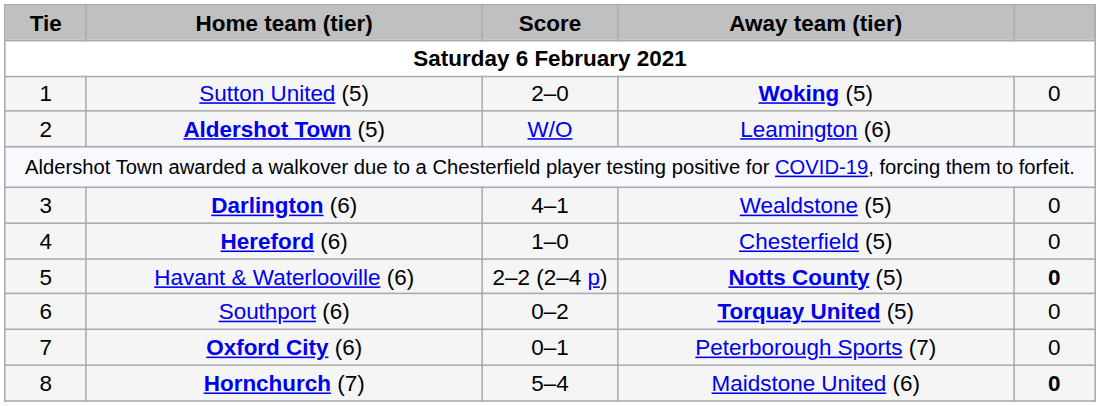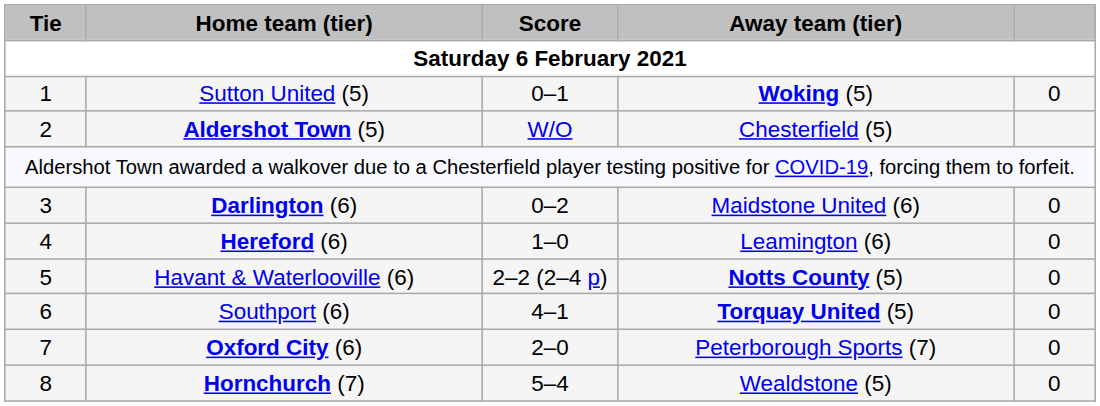(550, 94) 2–0 -> (550, 94) 0–1
(816, 129) Leamington (6) -> (816, 129) Chesterfield (5)
(550, 206) 4–1 -> (550, 206) 0–2
(816, 206) Wealdstone (5) -> (816, 206) Maidstone United (6)
(816, 241) Chesterfield (5) -> (816, 241) Leamington (6)
(1054, 277) bold -> (1054, 277) normal
(550, 312) 0–2 -> (550, 312) 4–1
(550, 348) 0–1 -> (550, 348) 2–0
(816, 383) Maidstone United (6) -> (816, 383) Wealdstone (5)
(1054, 383) bold -> (1054, 383) normal
